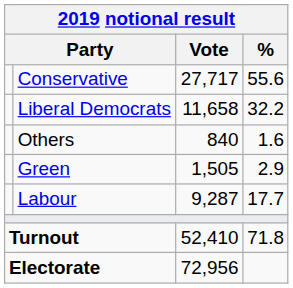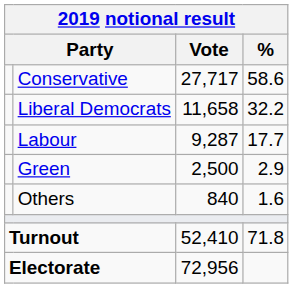(266, 79) 55.6 -> (266, 79) 58.6
rows swapped: (47, 199) <-> (46, 139)
(215, 169) 1,505 -> (215, 169) 2,500
